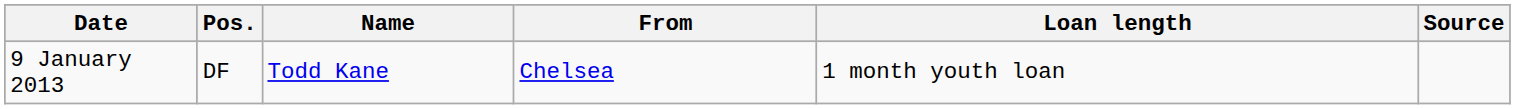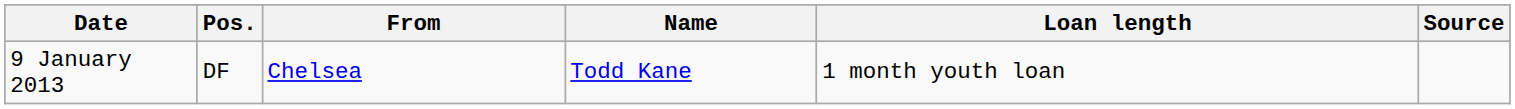columns swapped: (388, 23) <-> (666, 23)
